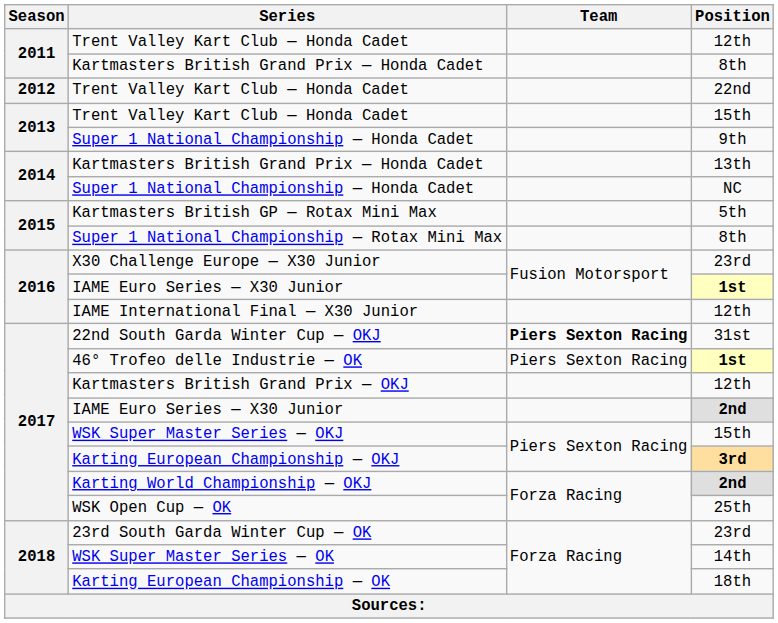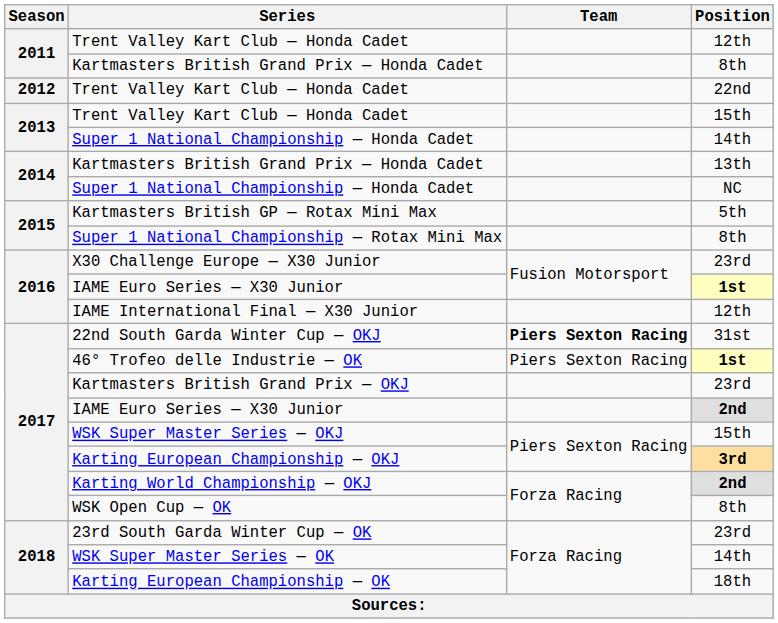(732, 140) 9th -> (732, 140) 14th
(732, 385) 12th -> (732, 385) 23rd
(732, 508) 25th -> (732, 508) 8th
